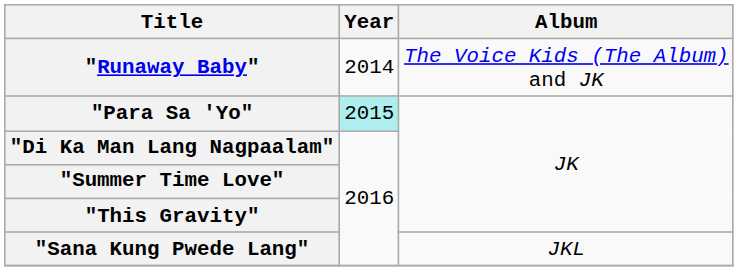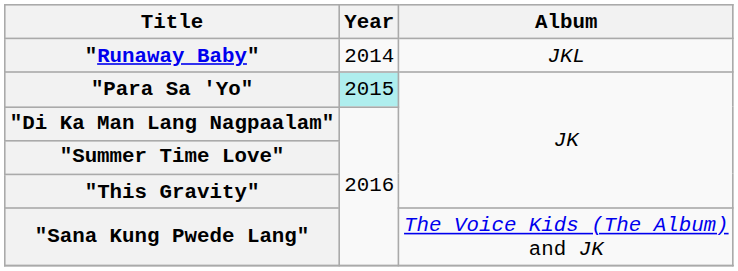(566, 68) The Voice Kids (The Album) and JK -> (566, 56) JKL
(566, 249) JKL -> (566, 237) The Voice Kids (The Album) and JK
